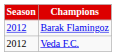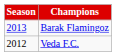(17, 28) 2012 -> (17, 28) 2013
